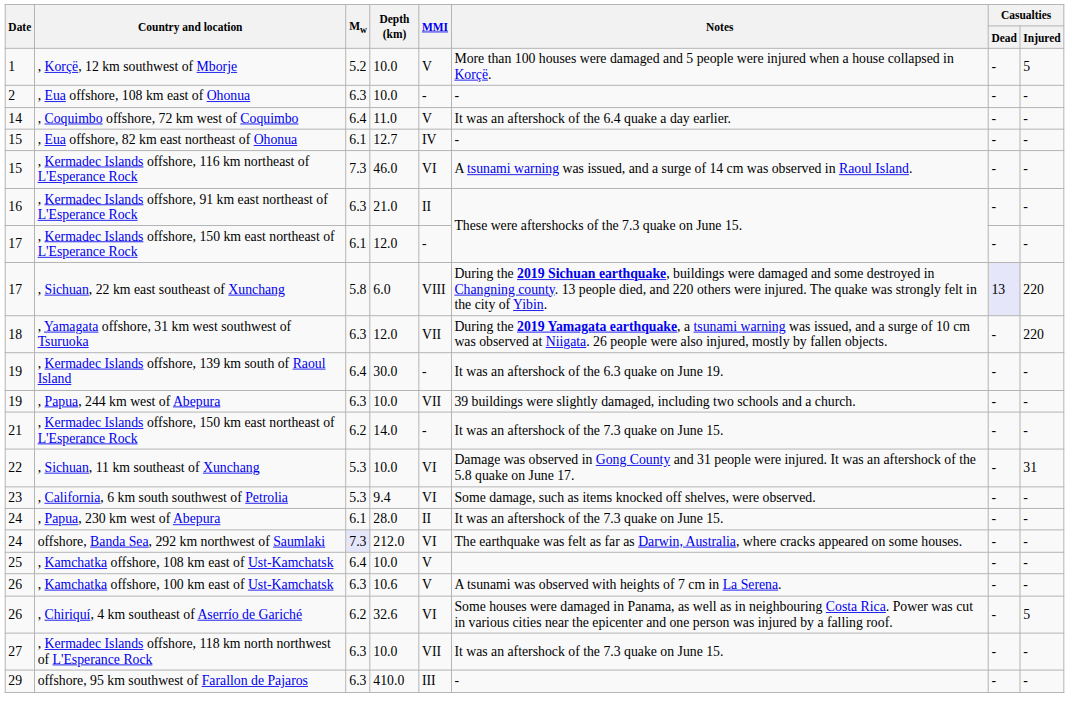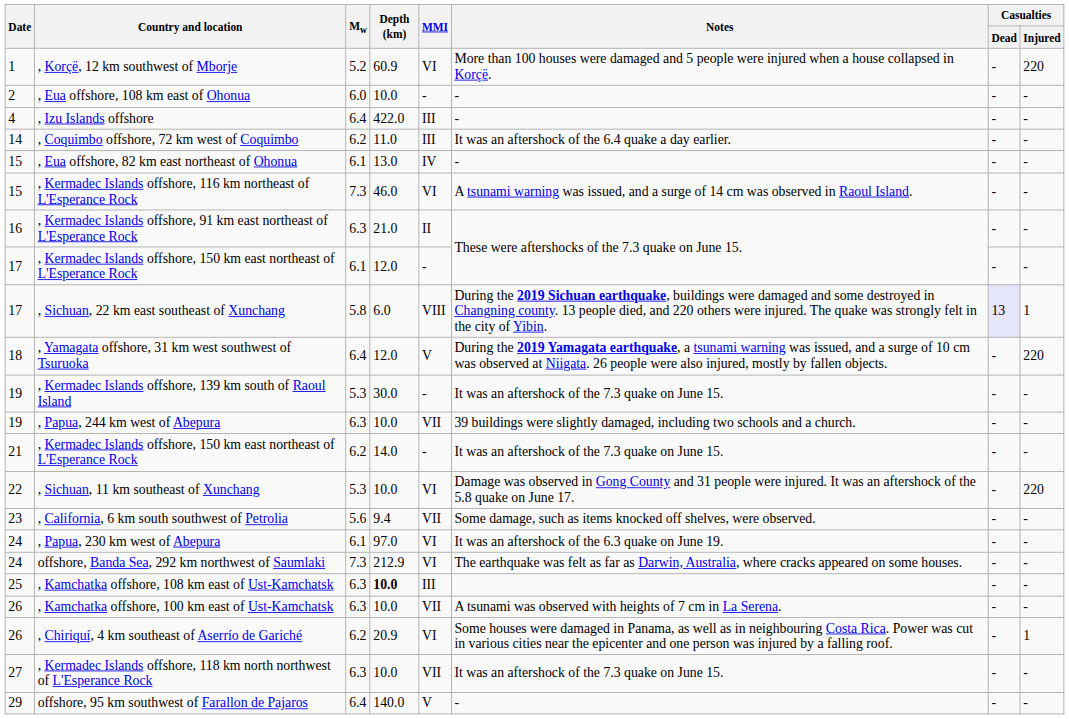(385, 66) 10.0 -> (385, 66) 60.9
(427, 66) V -> (429, 66) VI
(1027, 66) 5 -> (1034, 66) 220
(358, 96) 6.3 -> (358, 96) 6.0
+ row: (12, 118)
(358, 118) 6.4 -> (358, 140) 6.2
(427, 118) V -> (429, 140) III
(385, 140) 12.7 -> (385, 161) 13.0
(1034, 289) 220 -> (1027, 311) 1
(358, 334) 6.3 -> (358, 356) 6.4
(431, 334) VII -> (427, 356) V
(358, 371) 6.4 -> (358, 393) 5.3
(589, 371) It was an aftershock of the 6.3 quake on June 19. -> (589, 393) It was an aftershock of the 7.3 quake on June 15.
(1030, 467) 31 -> (1034, 489) 220
(358, 497) 5.3 -> (358, 519) 5.6
(429, 497) VI -> (431, 519) VII
(385, 519) 28.0 -> (385, 541) 97.0
(427, 519) II -> (429, 541) VI
(589, 519) It was an aftershock of the 7.3 quake on June 15. -> (589, 541) It was an aftershock of the 6.3 quake on June 19.
(358, 541) lavender background -> (358, 563) no background
(389, 541) 212.0 -> (389, 563) 212.9
(358, 563) 6.4 -> (358, 584) 6.3
(385, 563) normal -> (385, 584) bold
(427, 563) V -> (429, 584) III
(385, 584) 10.6 -> (385, 606) 10.0
(427, 584) V -> (431, 606) VII
(385, 614) 32.6 -> (385, 636) 20.9
(1027, 614) 5 -> (1027, 636) 1
(358, 681) 6.3 -> (358, 703) 6.4
(389, 681) 410.0 -> (389, 703) 140.0
(429, 681) III -> (427, 703) V
